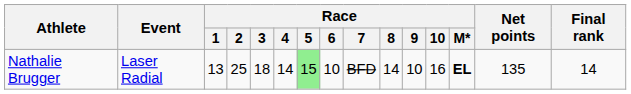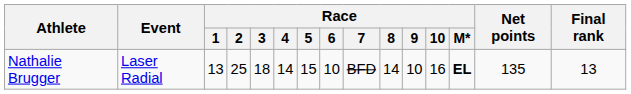(308, 70) lightgreen background -> (308, 70) no background
(588, 70) 14 -> (588, 70) 13
